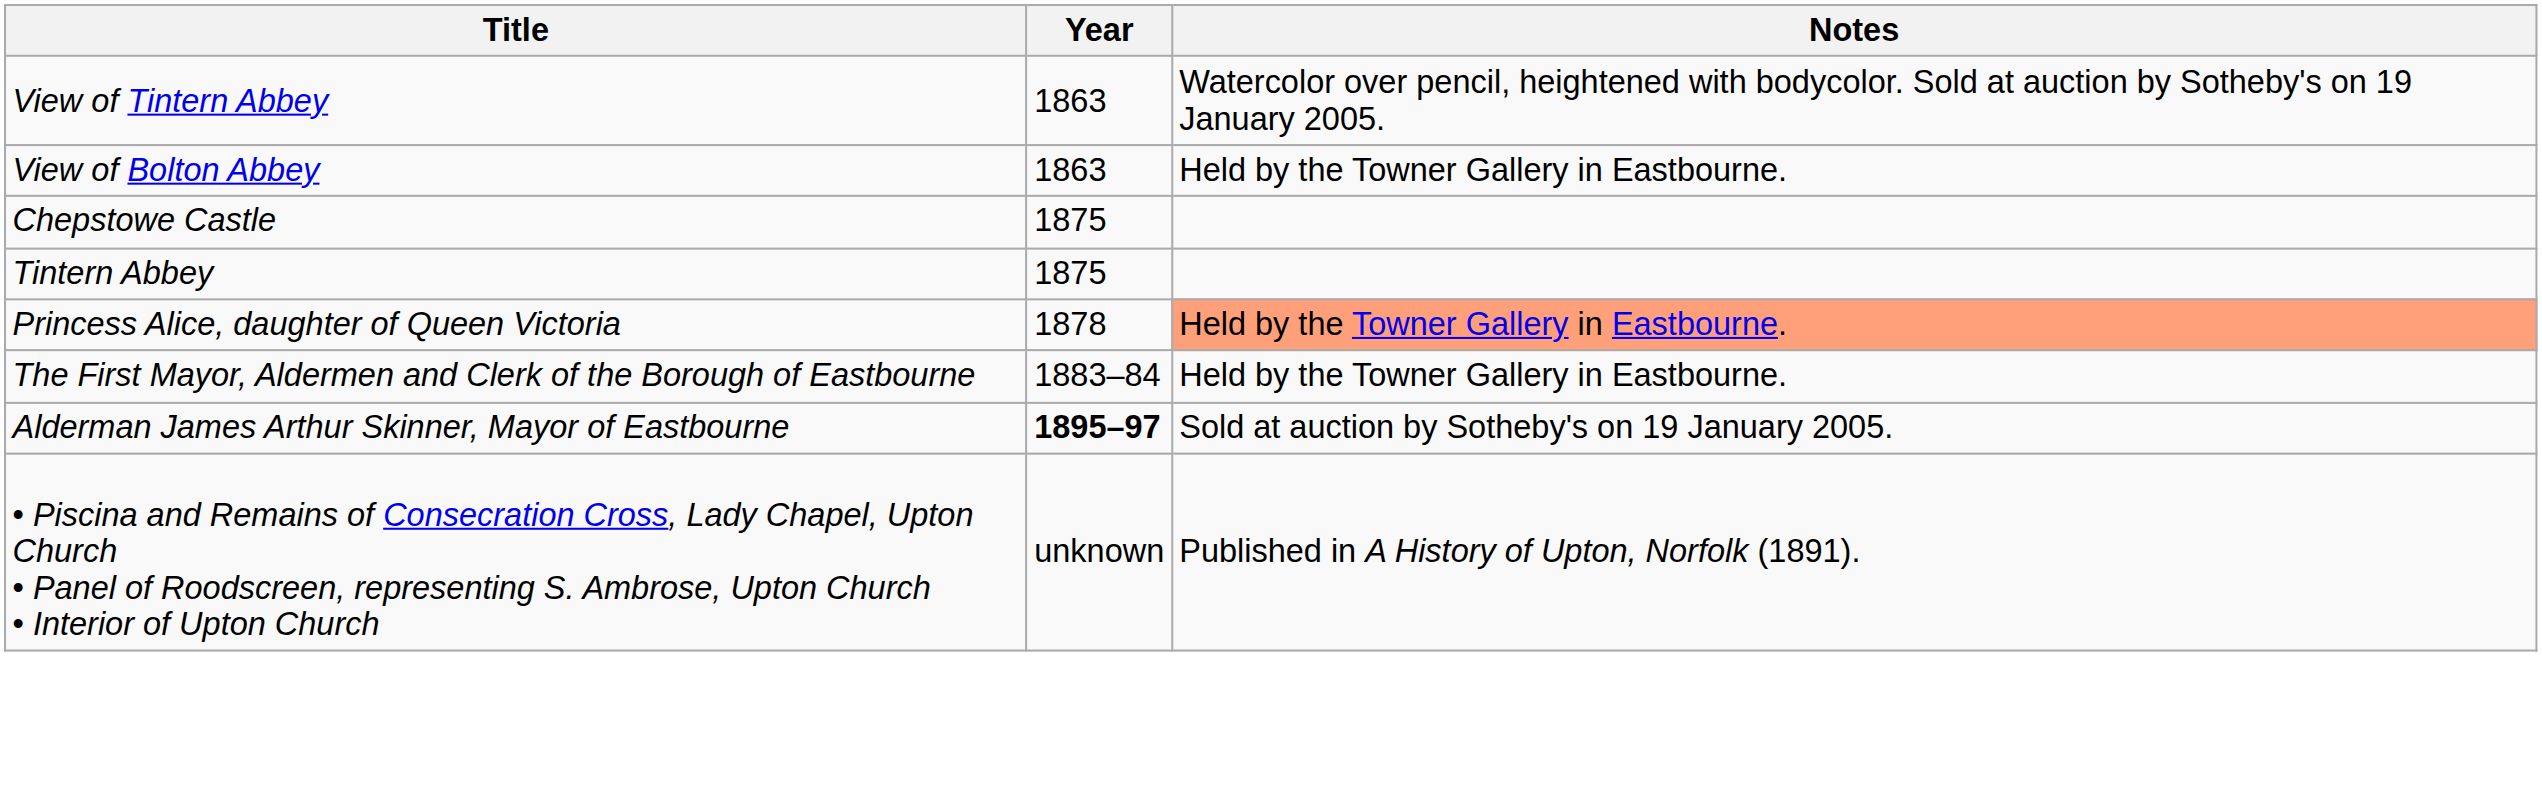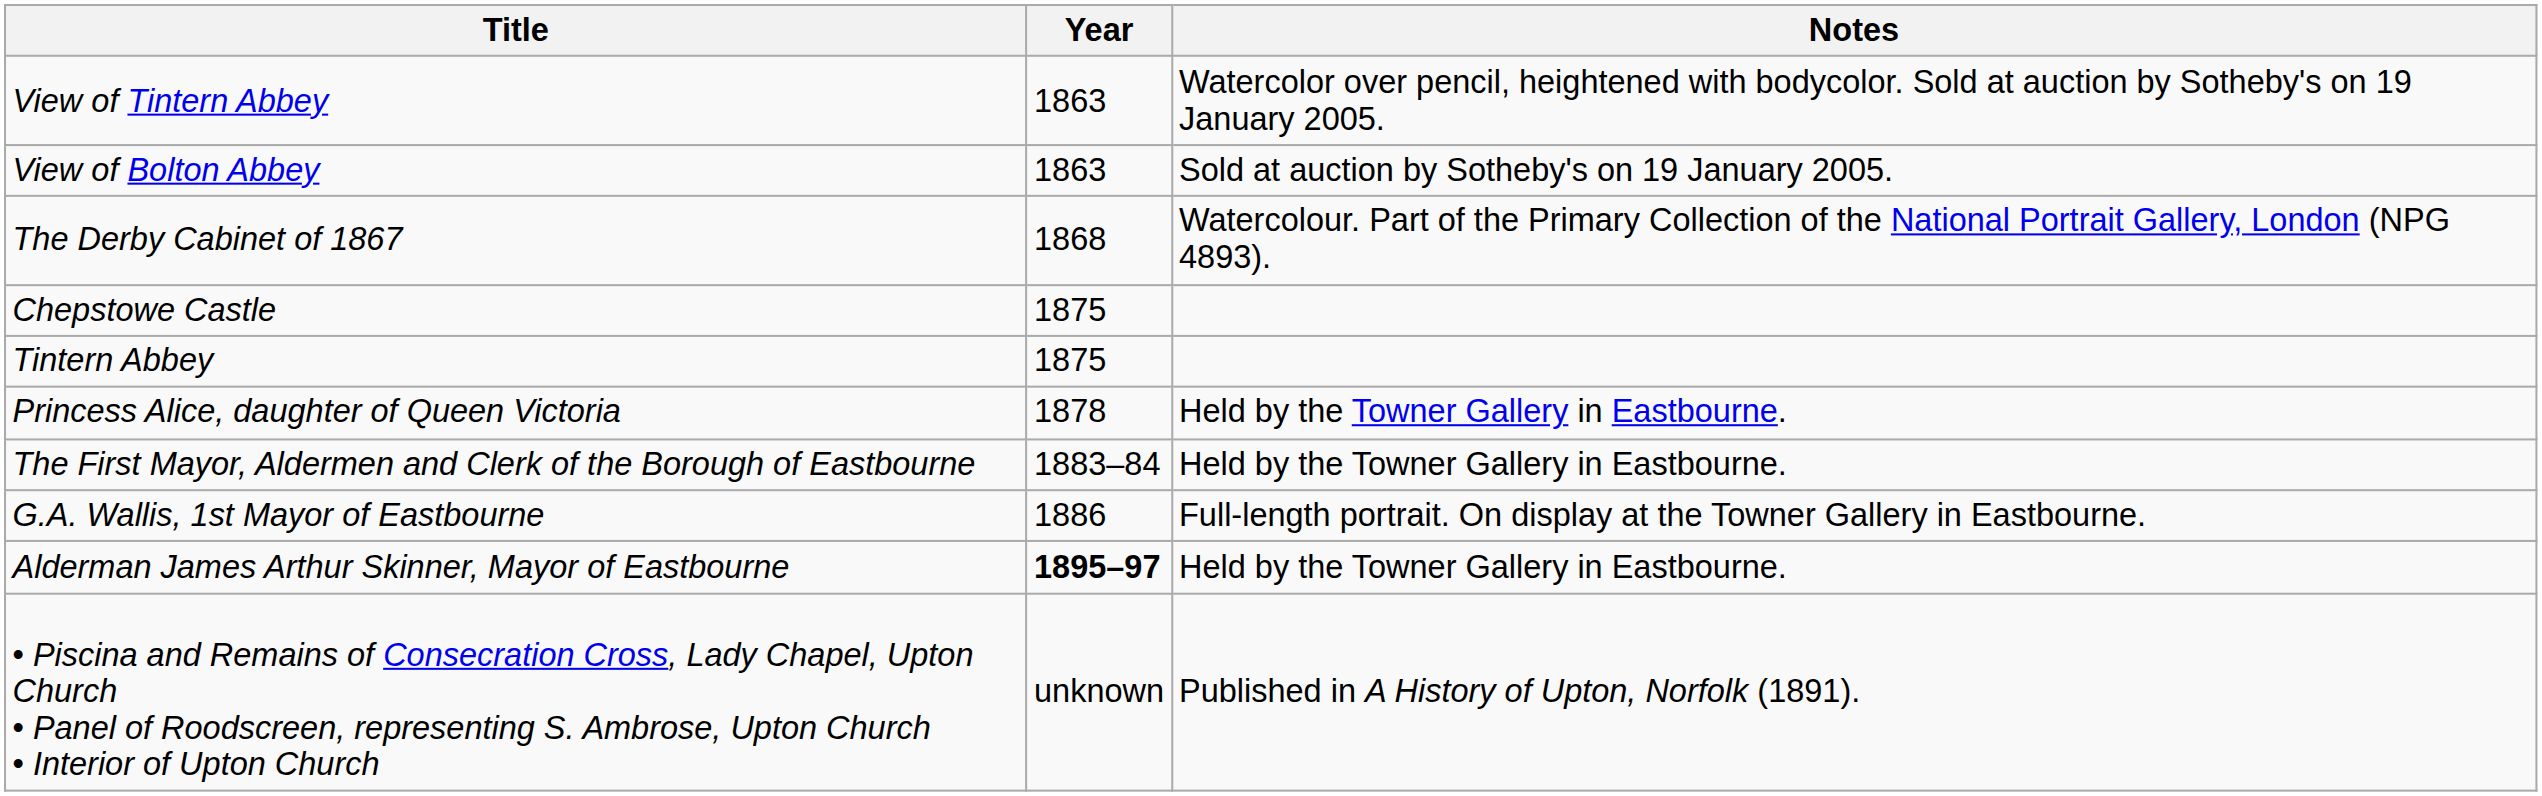(1483, 169) Held by the Towner Gallery in Eastbourne. -> (1536, 169) Sold at auction by Sotheby's on 19 January 2005.
+ row: (208, 239)
(1483, 324) lightsalmon background -> (1483, 412) no background
+ row: (278, 515)
(1536, 427) Sold at auction by Sotheby's on 19 January 2005. -> (1483, 566) Held by the Towner Gallery in Eastbourne.
